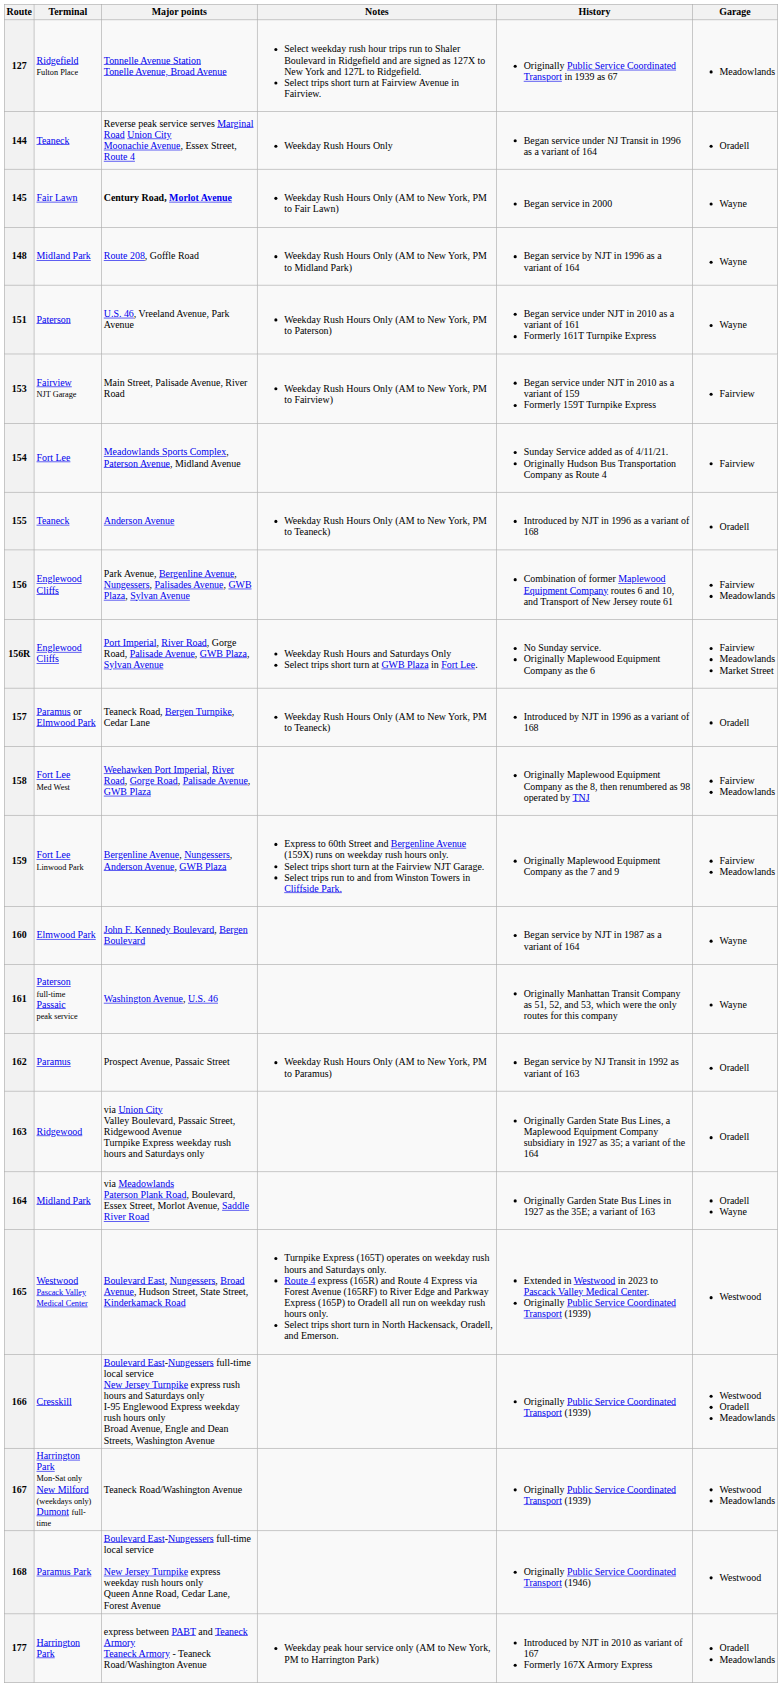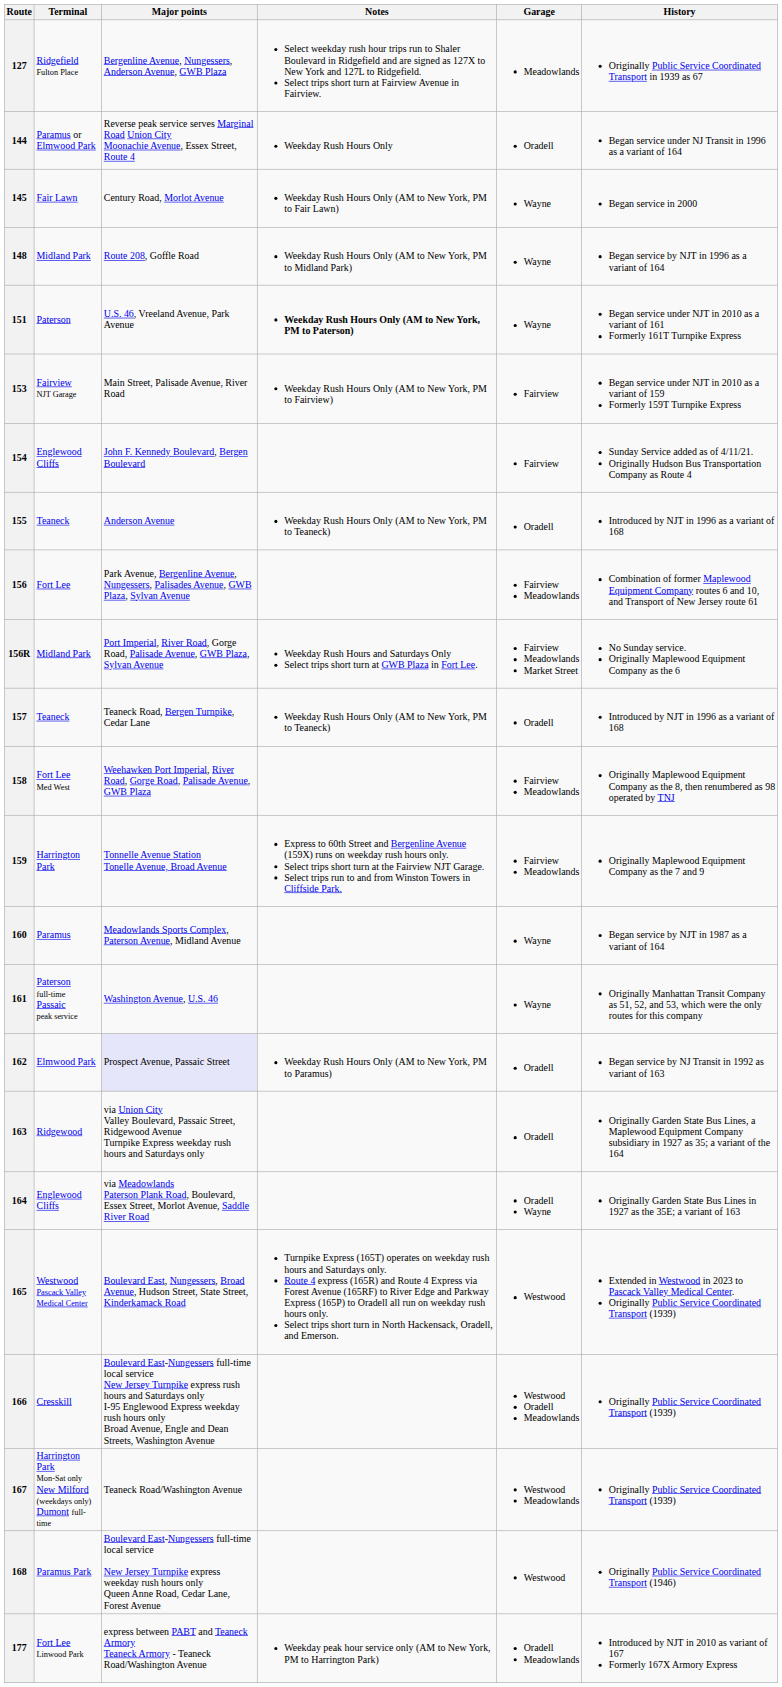columns swapped: (595, 12) <-> (735, 12)
(165, 65) Tonnelle Avenue Station Tonelle Avenue, Broad Avenue -> (168, 65) Bergenline Avenue, Nungessers, Anderson Avenue, GWB Plaza
(53, 140) Teaneck -> (66, 140) Paramus or Elmwood Park
(168, 198) bold -> (164, 198) normal
(377, 325) normal -> (377, 325) bold
(53, 457) Fort Lee -> (59, 457) Englewood Cliffs
(172, 457) Meadowlands Sports Complex, Paterson Avenue, Midland Avenue -> (176, 457) John F. Kennedy Boulevard, Bergen Boulevard
(59, 584) Englewood Cliffs -> (53, 584) Fort Lee
(59, 653) Englewood Cliffs -> (64, 653) Midland Park
(66, 717) Paramus or Elmwood Park -> (53, 717) Teaneck
(60, 861) Fort Lee Linwood Park -> (58, 861) Harrington Park
(168, 861) Bergenline Avenue, Nungessers, Anderson Avenue, GWB Plaza -> (165, 861) Tonnelle Avenue Station Tonelle Avenue, Broad Avenue
(66, 935) Elmwood Park -> (54, 935) Paramus
(176, 935) John F. Kennedy Boulevard, Bergen Boulevard -> (172, 935) Meadowlands Sports Complex, Paterson Avenue, Midland Avenue
(54, 1062) Paramus -> (66, 1062) Elmwood Park
(167, 1062) no background -> (167, 1062) lavender background
(64, 1200) Midland Park -> (59, 1200) Englewood Cliffs
(58, 1648) Harrington Park -> (60, 1648) Fort Lee Linwood Park
